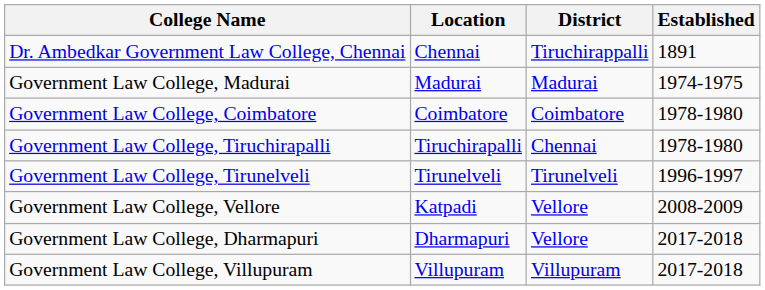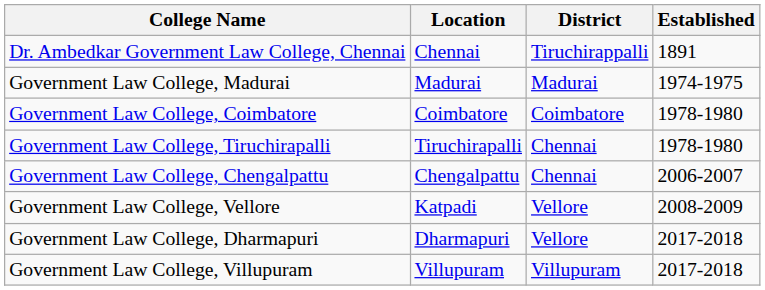- row: (159, 176)
+ row: (169, 176)
